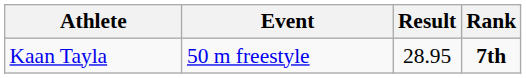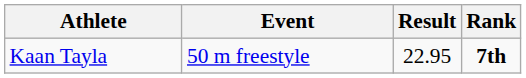(427, 55) 28.95 -> (427, 55) 22.95
